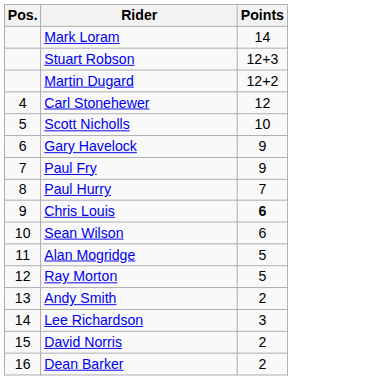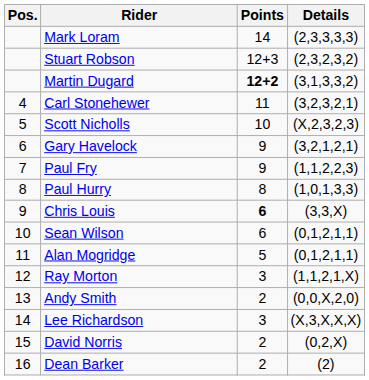+ column: (326, 15)
(262, 81) normal -> (262, 81) bold
(262, 102) 12 -> (262, 102) 11
(262, 190) 7 -> (262, 190) 8
(262, 277) 5 -> (262, 277) 3
